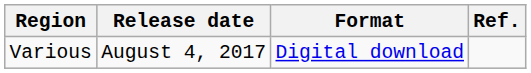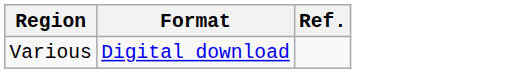- column: (184, 21)
